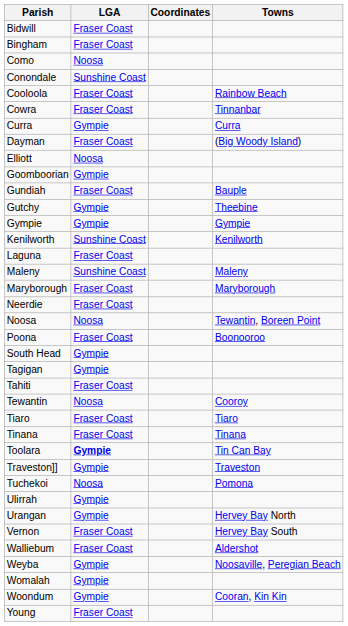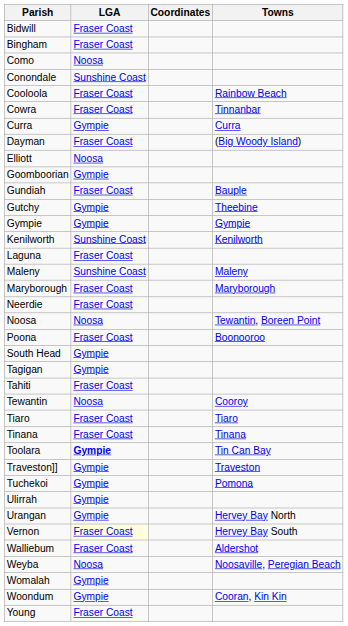(88, 483) Noosa -> (91, 483) Gympie
(103, 532) no background -> (103, 532) lightyellow background
(91, 564) Gympie -> (88, 564) Noosa
